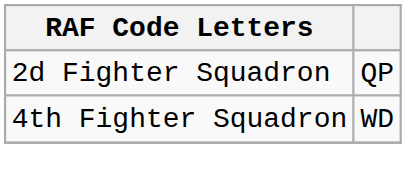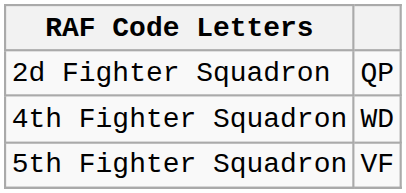+ row: (179, 165)
